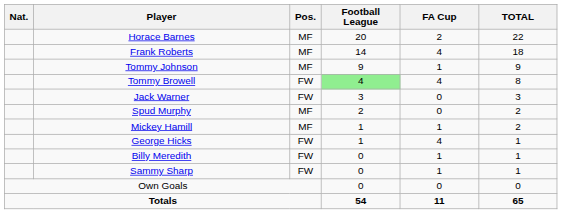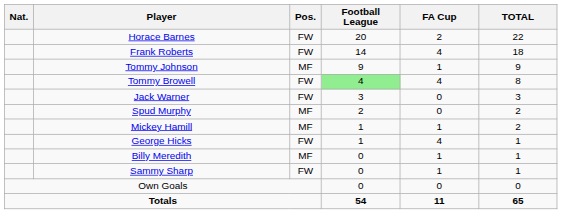(305, 36) MF -> (305, 36) FW
(305, 51) MF -> (305, 51) FW
(305, 156) FW -> (305, 156) MF
